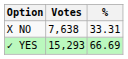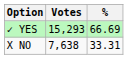rows swapped: (22, 46) <-> (19, 29)
